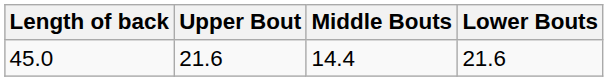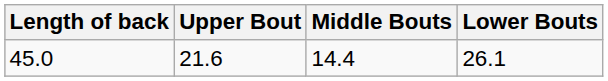(484, 57) 21.6 -> (484, 57) 26.1
